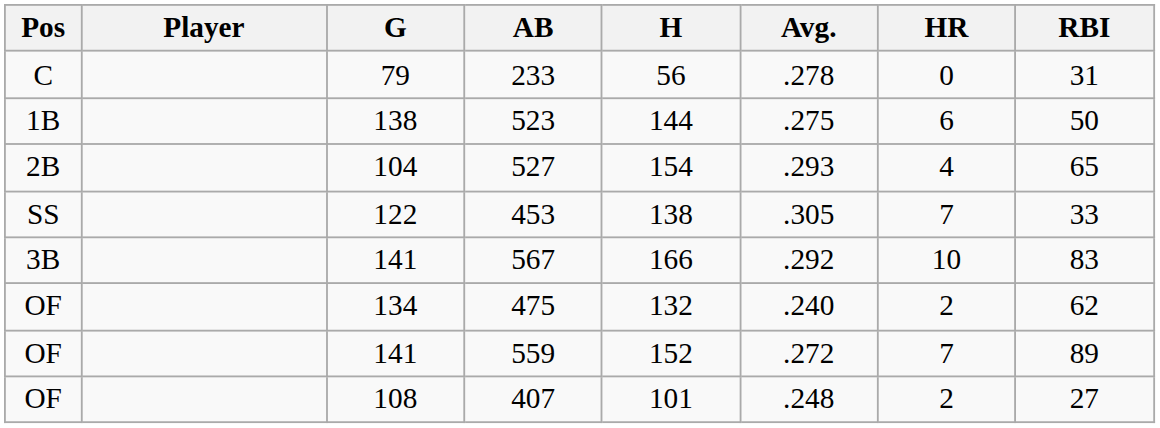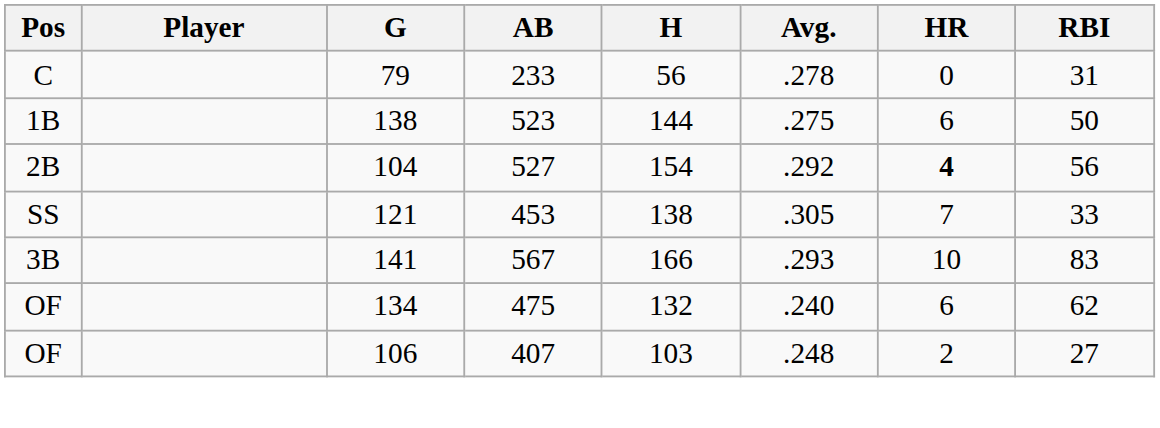(809, 167) .293 -> (809, 167) .292
(946, 167) normal -> (946, 167) bold
(1084, 167) 65 -> (1084, 167) 56
(395, 213) 122 -> (395, 213) 121
(809, 259) .292 -> (809, 259) .293
(946, 306) 2 -> (946, 306) 6
- row: (533, 352)
(395, 399) 108 -> (395, 352) 106
(671, 399) 101 -> (671, 352) 103
